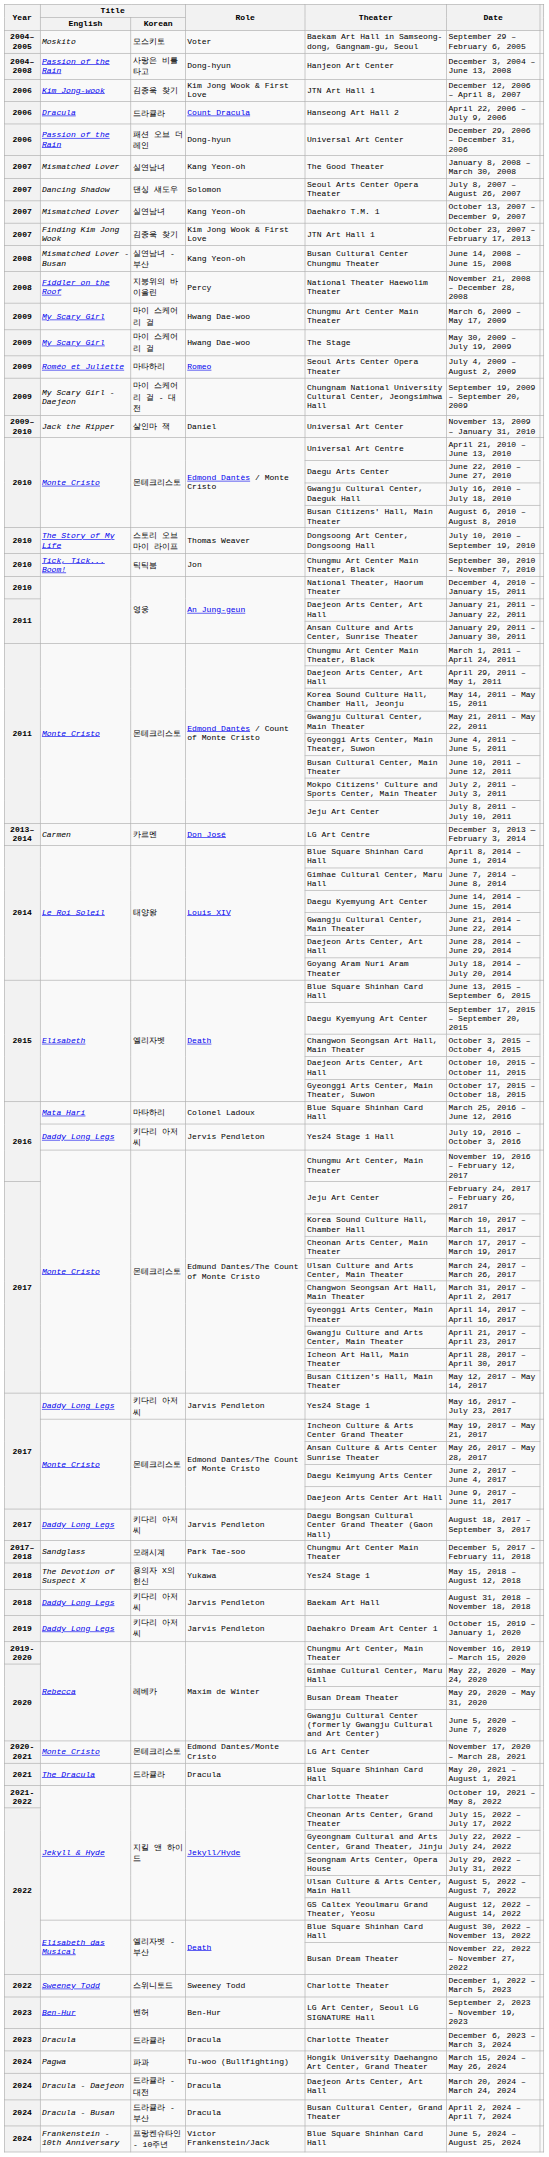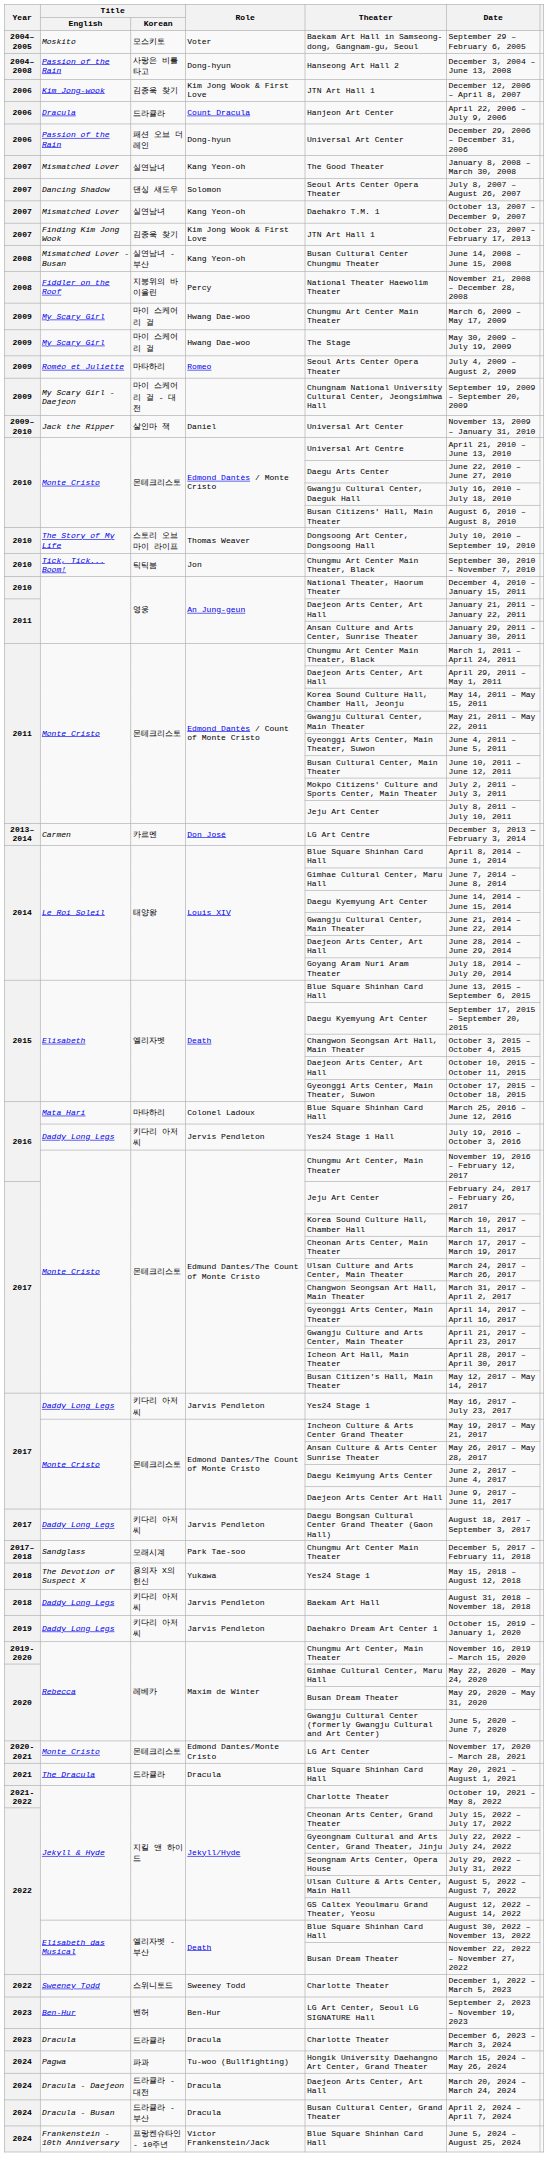(351, 66) Hanjeon Art Center -> (353, 66) Hanseong Art Hall 2
(353, 113) Hanseong Art Hall 2 -> (351, 113) Hanjeon Art Center
